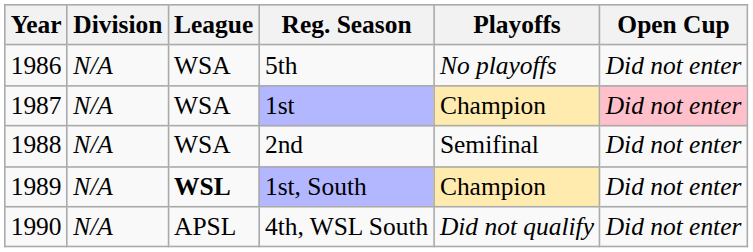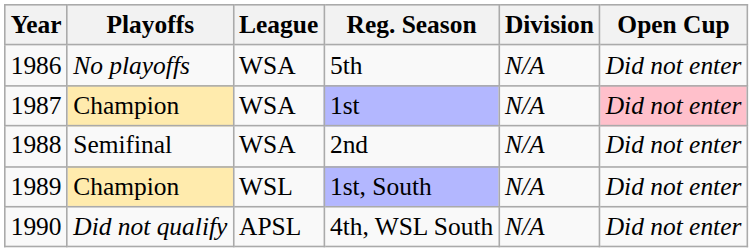columns swapped: (118, 24) <-> (517, 24)
(202, 186) bold -> (266, 186) normal
